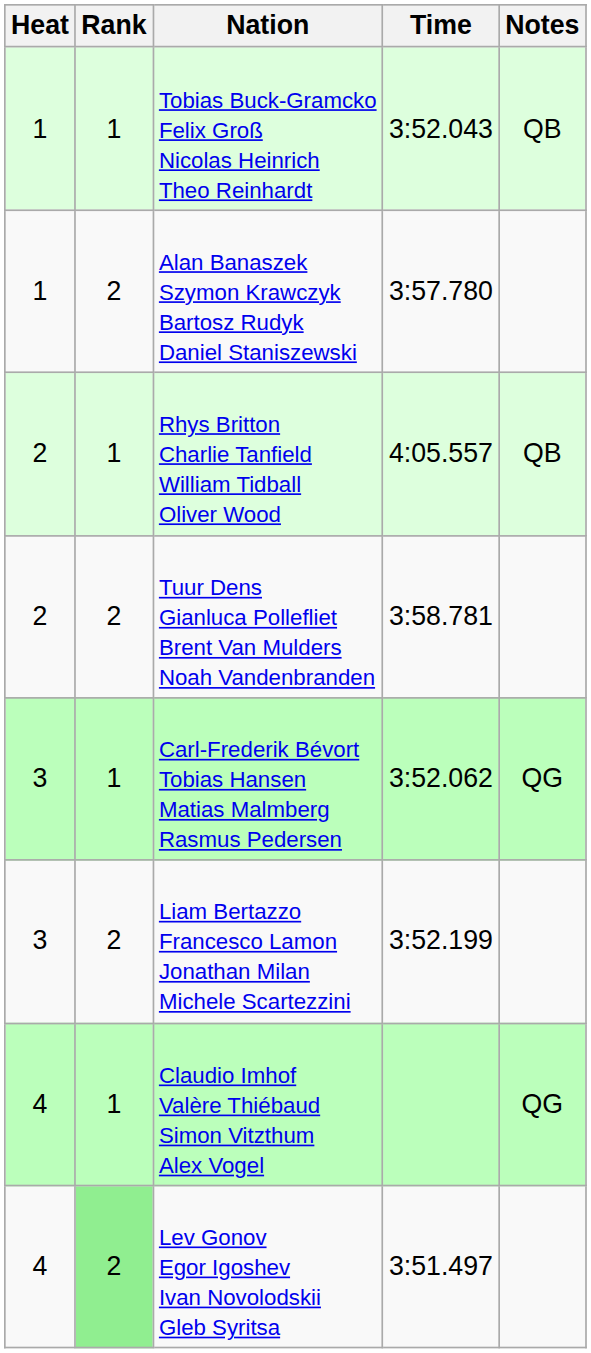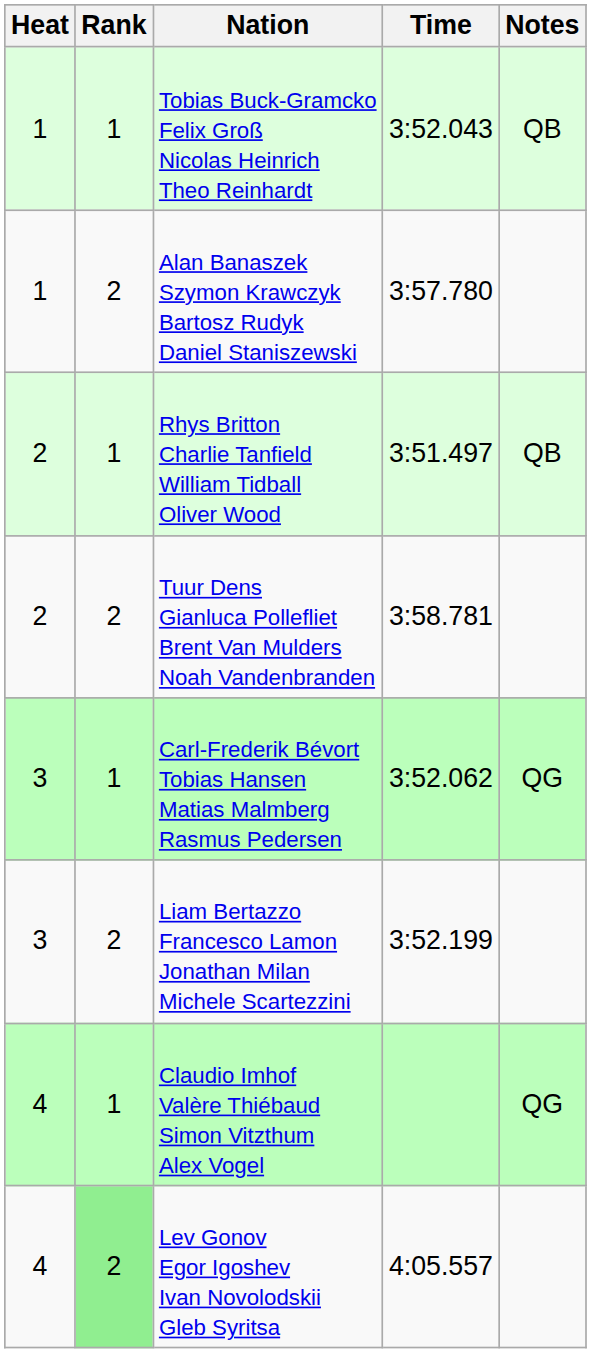(441, 453) 4:05.557 -> (441, 453) 3:51.497
(441, 1266) 3:51.497 -> (441, 1266) 4:05.557
